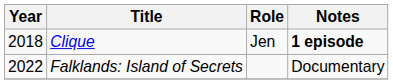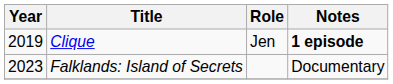(26, 41) 2018 -> (26, 41) 2019
(26, 66) 2022 -> (26, 66) 2023
